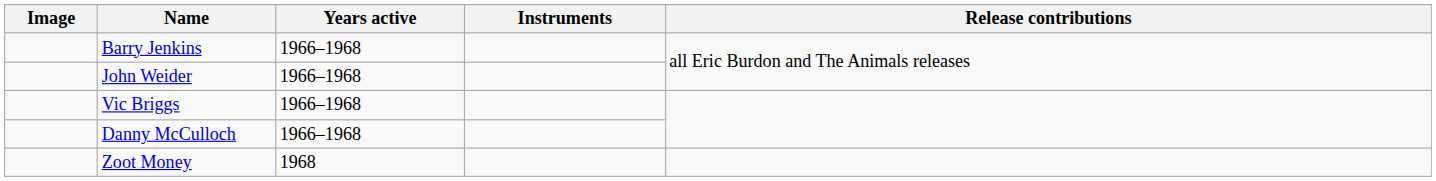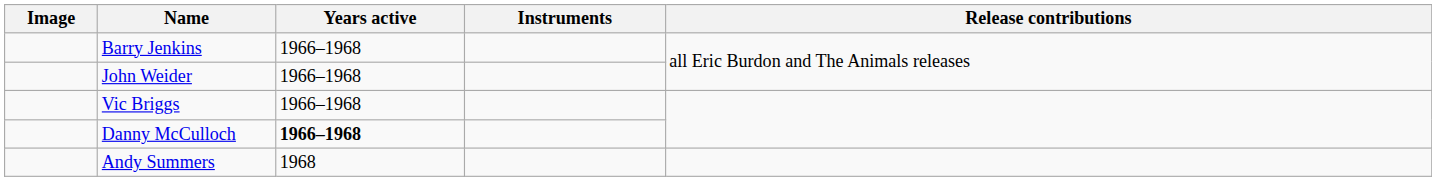(320, 133) normal -> (320, 133) bold
- row: (147, 162)
+ row: (158, 162)
